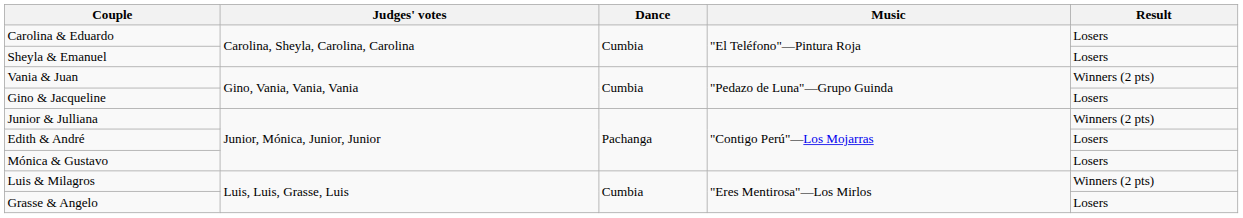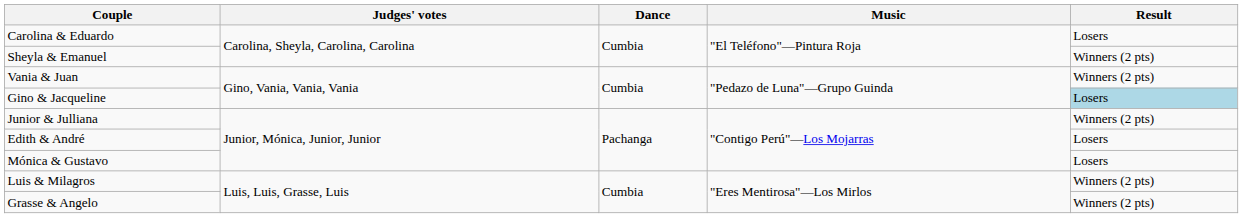(1091, 56) Losers -> (1114, 56) Winners (2 pts)
(1091, 98) no background -> (1091, 98) lightblue background
(1091, 202) Losers -> (1114, 202) Winners (2 pts)
